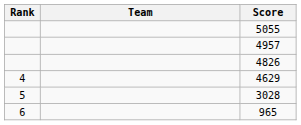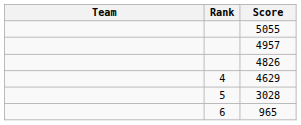columns swapped: (22, 13) <-> (140, 13)
